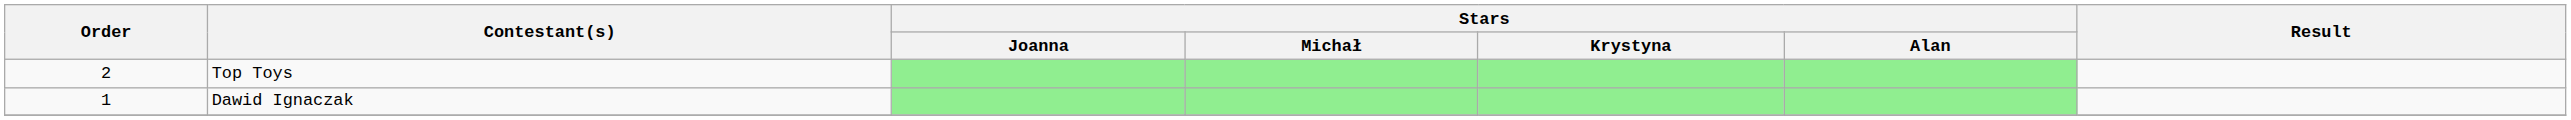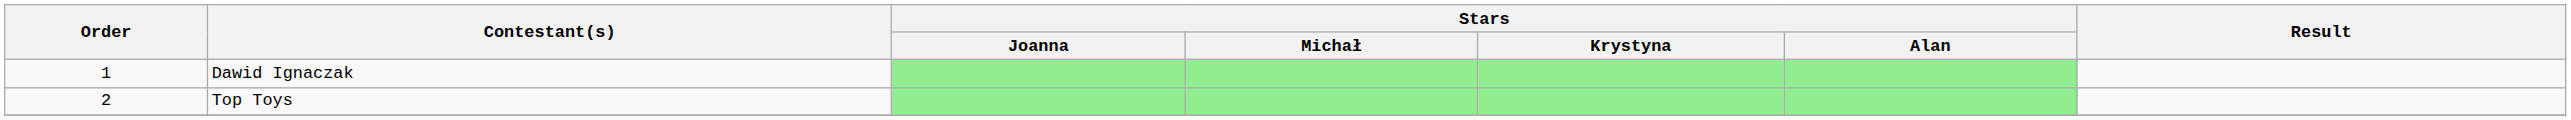rows swapped: (283, 101) <-> (252, 74)
